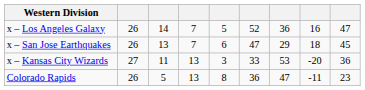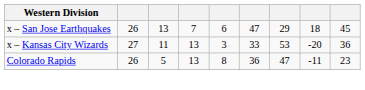- row: (56, 28)
